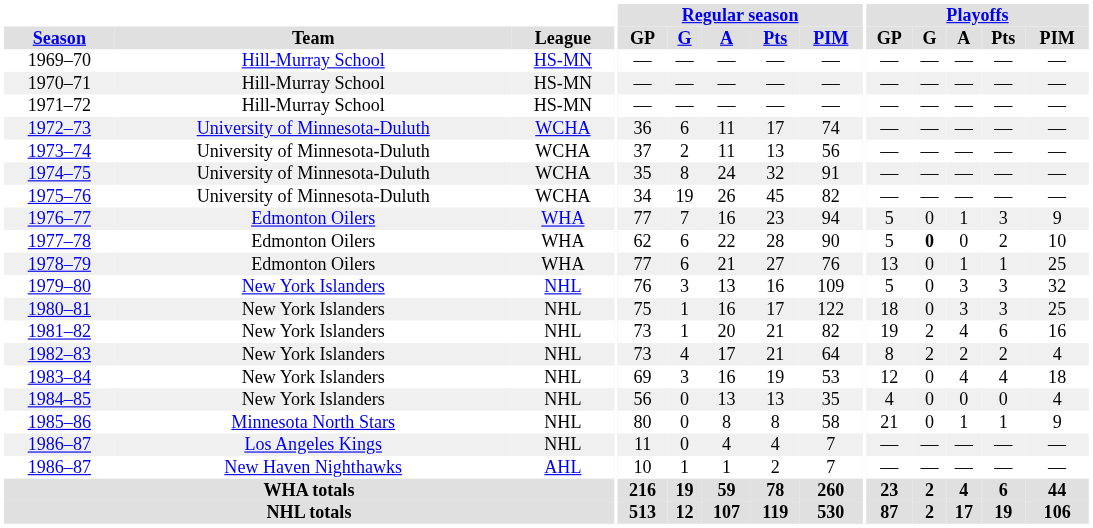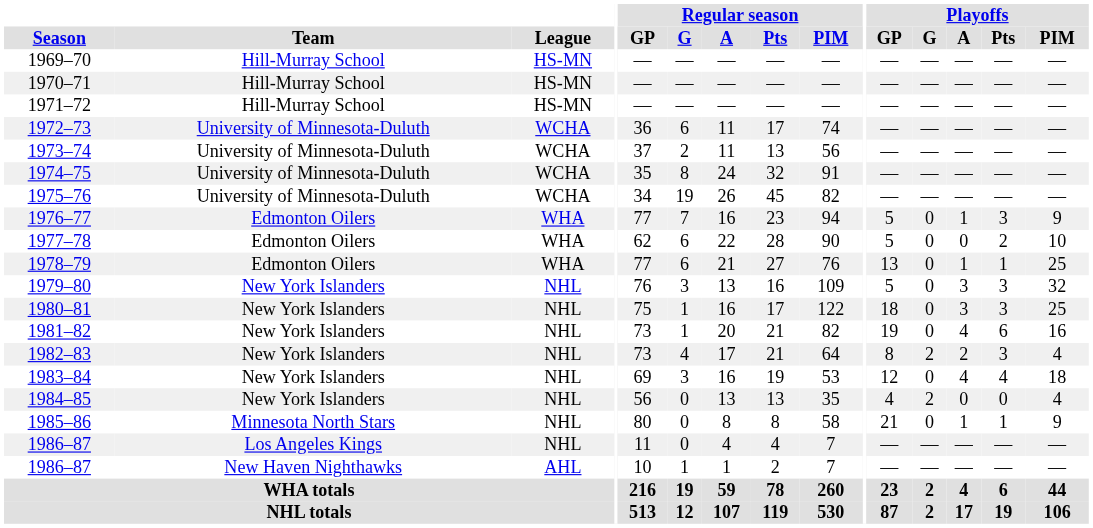(930, 241) bold -> (930, 241) normal
(930, 331) 2 -> (930, 331) 0
(1003, 354) 2 -> (1003, 354) 3
(930, 399) 0 -> (930, 399) 2
